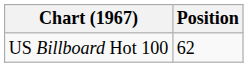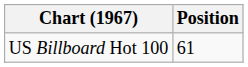(186, 47) 62 -> (186, 47) 61
